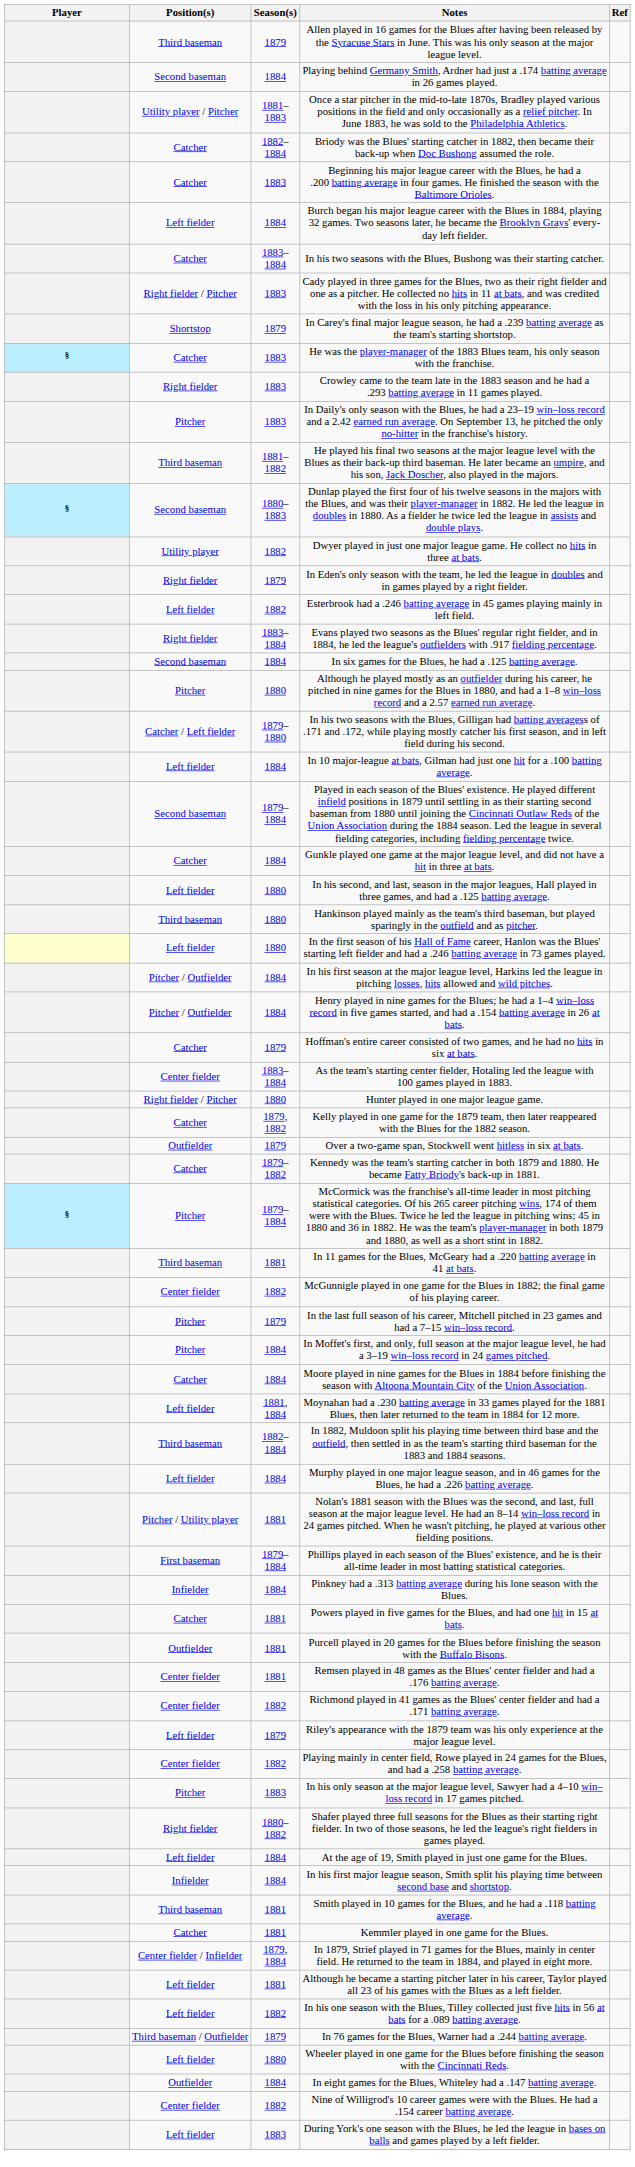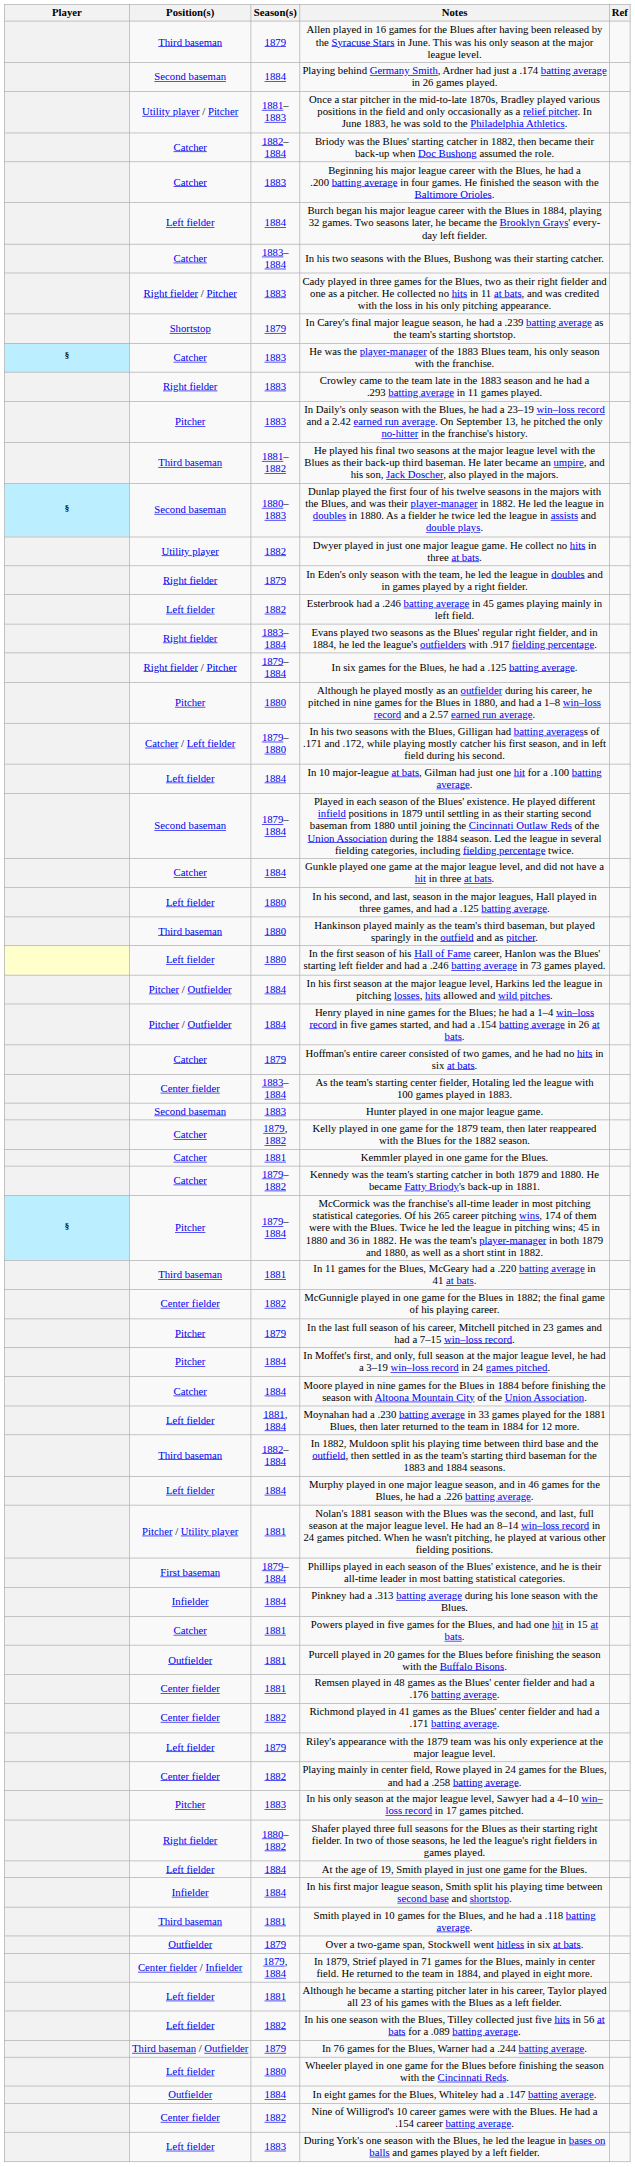(190, 661) Second baseman -> (190, 667) Right fielder / Pitcher
(275, 661) 1884 -> (275, 667) 1879–1884
(190, 1099) Right fielder / Pitcher -> (190, 1111) Second baseman
(275, 1099) 1880 -> (275, 1111) 1883
rows swapped: (455, 1932) <-> (455, 1145)
